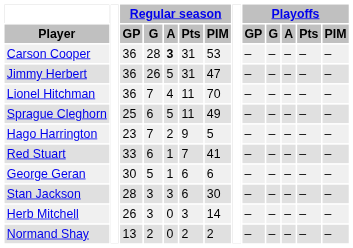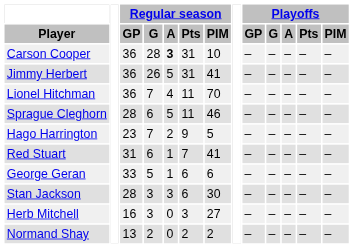(214, 53) 53 -> (214, 53) 10
(214, 73) 47 -> (214, 73) 41
(129, 113) 25 -> (129, 113) 28
(214, 113) 49 -> (214, 113) 46
(129, 154) 33 -> (129, 154) 31
(129, 174) 30 -> (129, 174) 33
(129, 214) 26 -> (129, 214) 16
(214, 214) 14 -> (214, 214) 27
